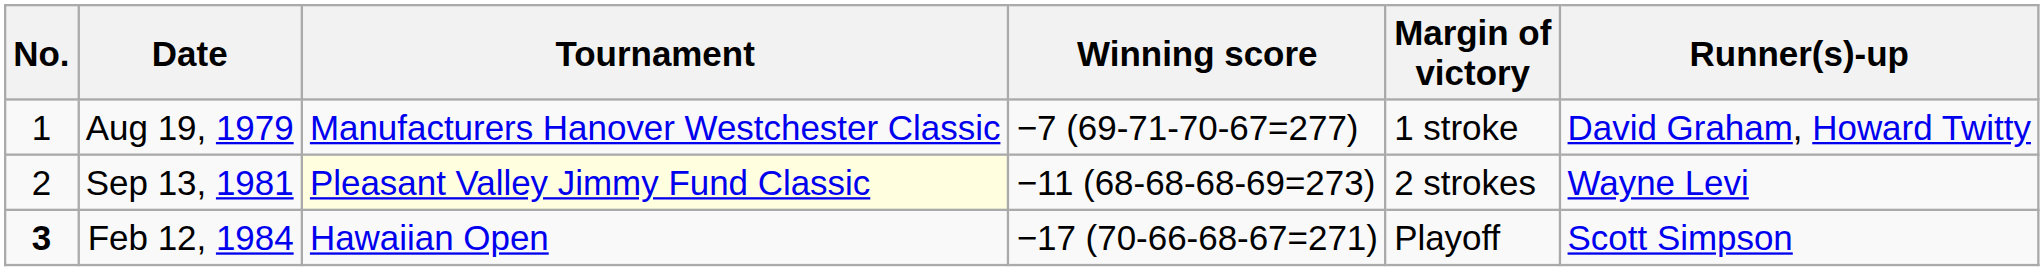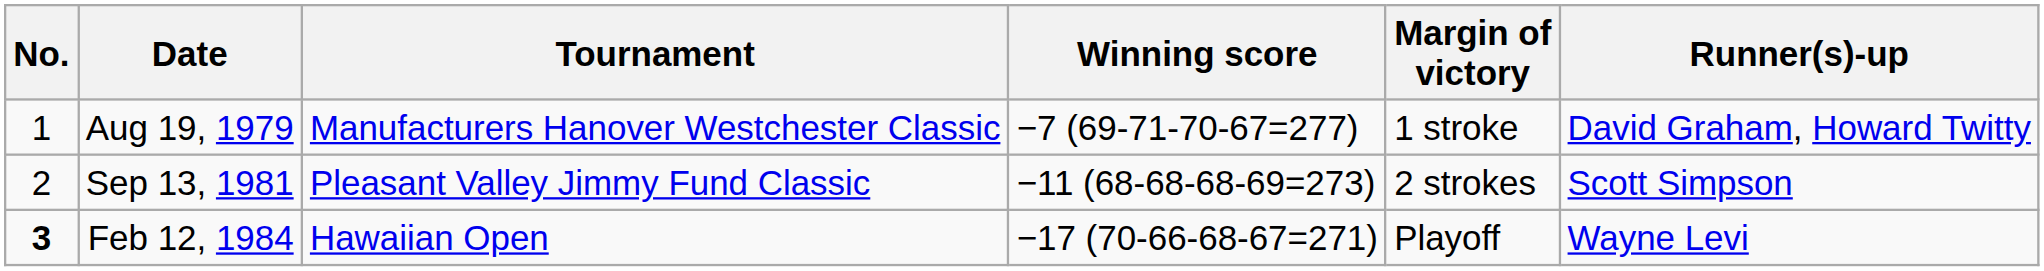(590, 183) lightyellow background -> (590, 183) no background
(1658, 183) Wayne Levi -> (1680, 183) Scott Simpson
(1680, 238) Scott Simpson -> (1658, 238) Wayne Levi
